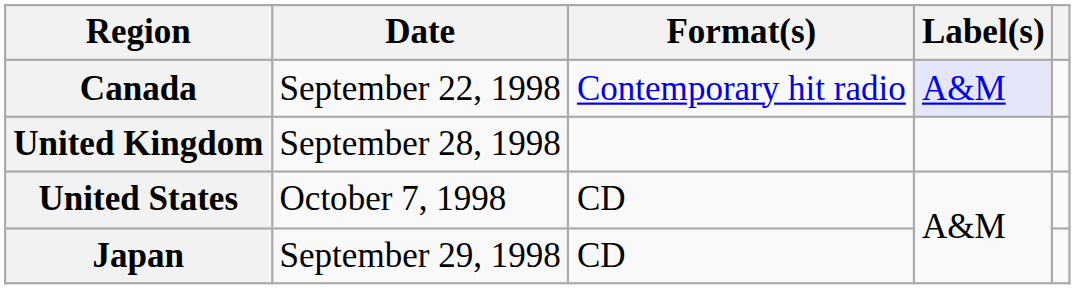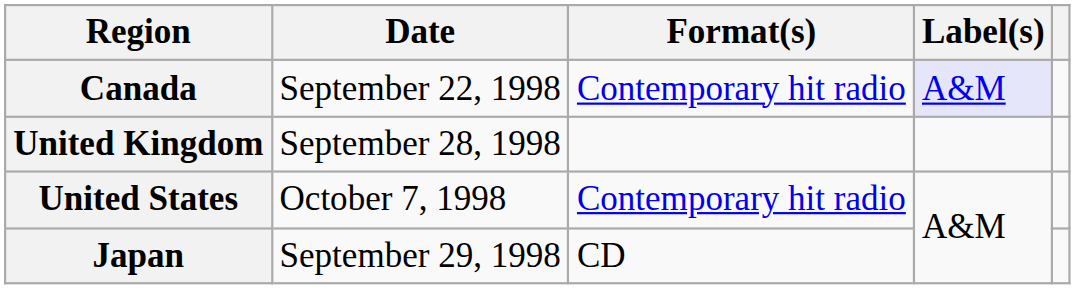(601, 198) CD -> (741, 198) Contemporary hit radio
